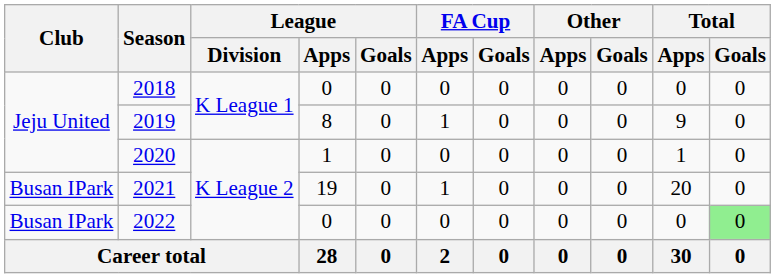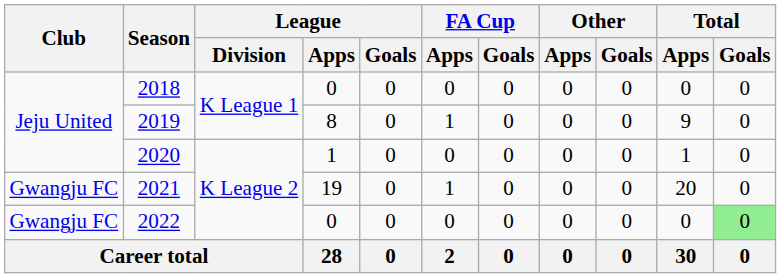(61, 188) Busan IPark -> (64, 188) Gwangju FC
(61, 222) Busan IPark -> (64, 222) Gwangju FC
